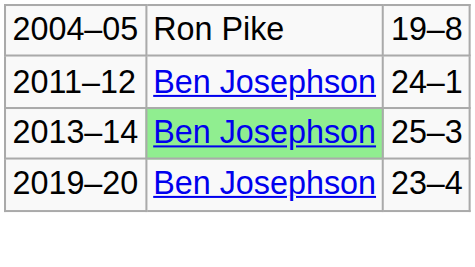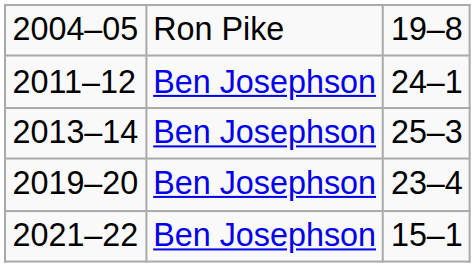(265, 132) lightgreen background -> (265, 132) no background
+ row: (75, 235)
